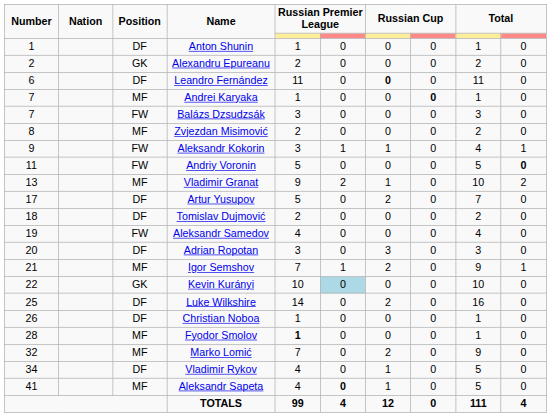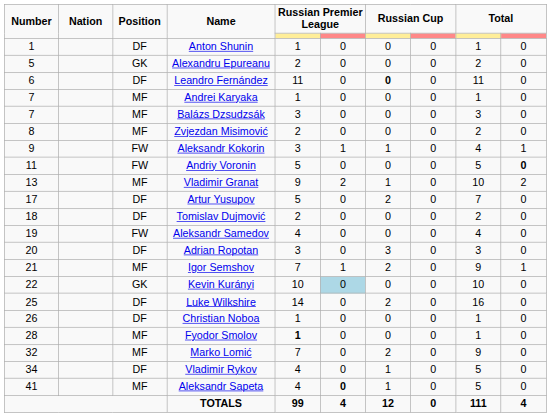(31, 64) 2 -> (31, 64) 5
(433, 98) bold -> (433, 98) normal
(140, 115) FW -> (140, 115) MF
